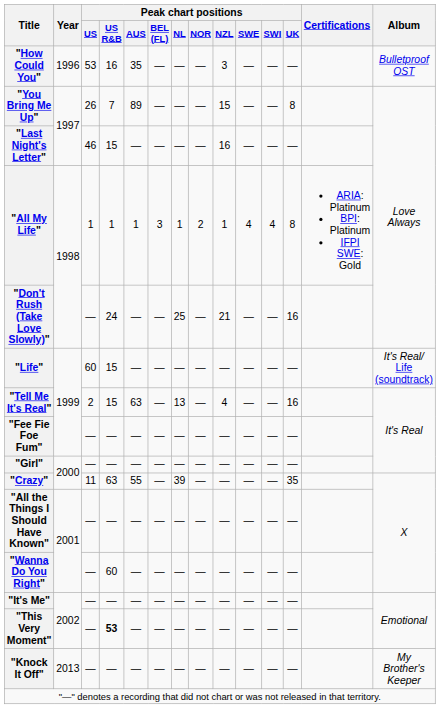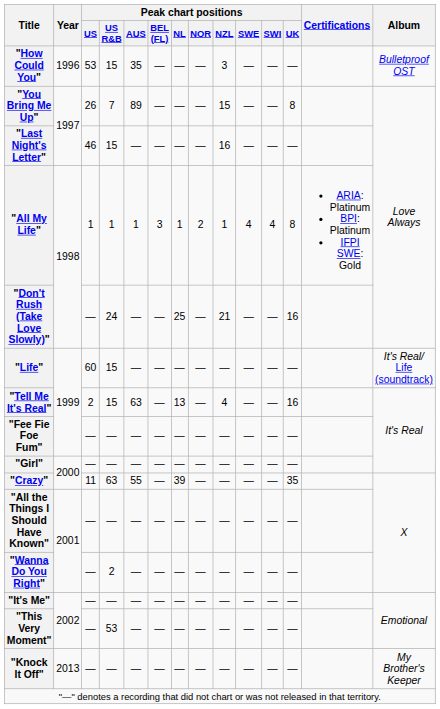(112, 66) 16 -> (112, 66) 15
(112, 572) 60 -> (112, 572) 2
(112, 628) bold -> (112, 628) normal
